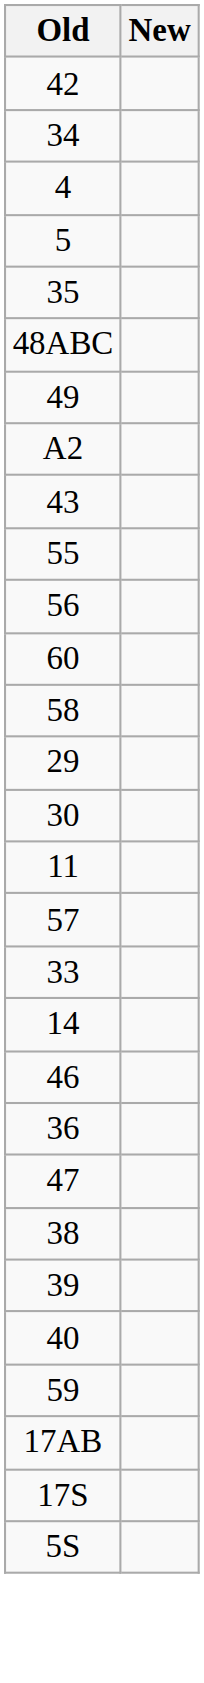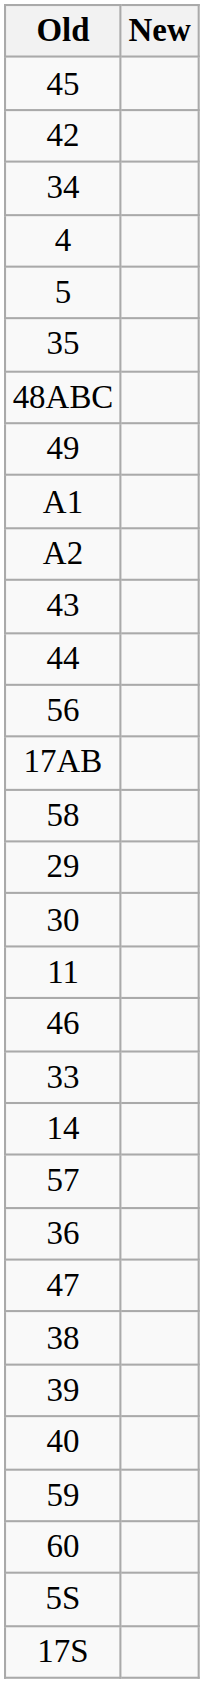+ row: (63, 82)
+ row: (63, 501)
+ row: (63, 657)
- row: (63, 553)
rows swapped: (63, 1441) <-> (63, 657)
rows swapped: (63, 919) <-> (63, 1076)
rows swapped: (63, 1546) <-> (63, 1494)
